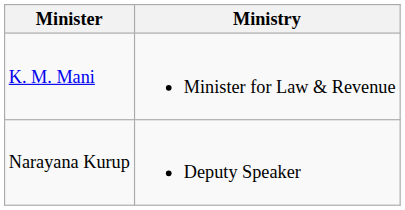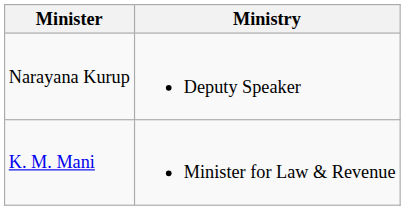rows swapped: (52, 76) <-> (69, 162)
